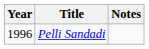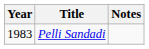(20, 34) 1996 -> (20, 34) 1983
